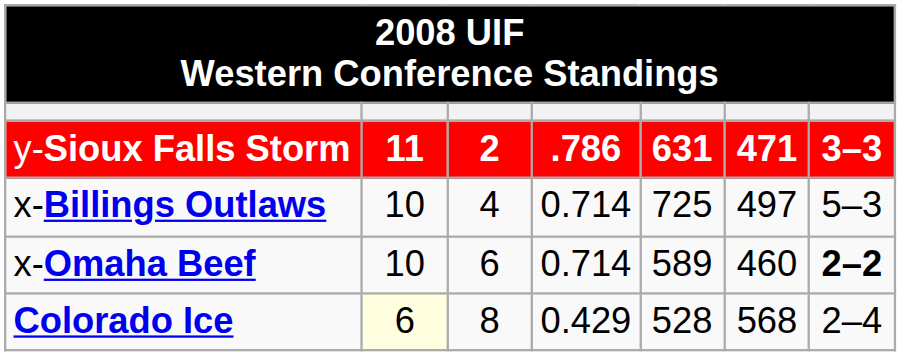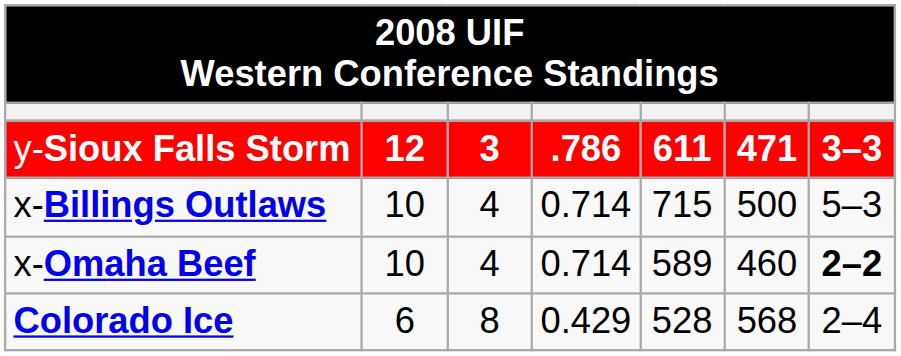(405, 148) 11 -> (405, 148) 12
(490, 148) 2 -> (490, 148) 3
(682, 148) 631 -> (682, 148) 611
(682, 206) 725 -> (682, 206) 715
(767, 206) 497 -> (767, 206) 500
(490, 263) 6 -> (490, 263) 4
(405, 321) lightyellow background -> (405, 321) no background
